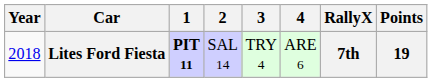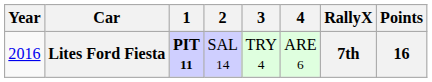(24, 54) 2018 -> (24, 54) 2016
(402, 54) 19 -> (402, 54) 16
